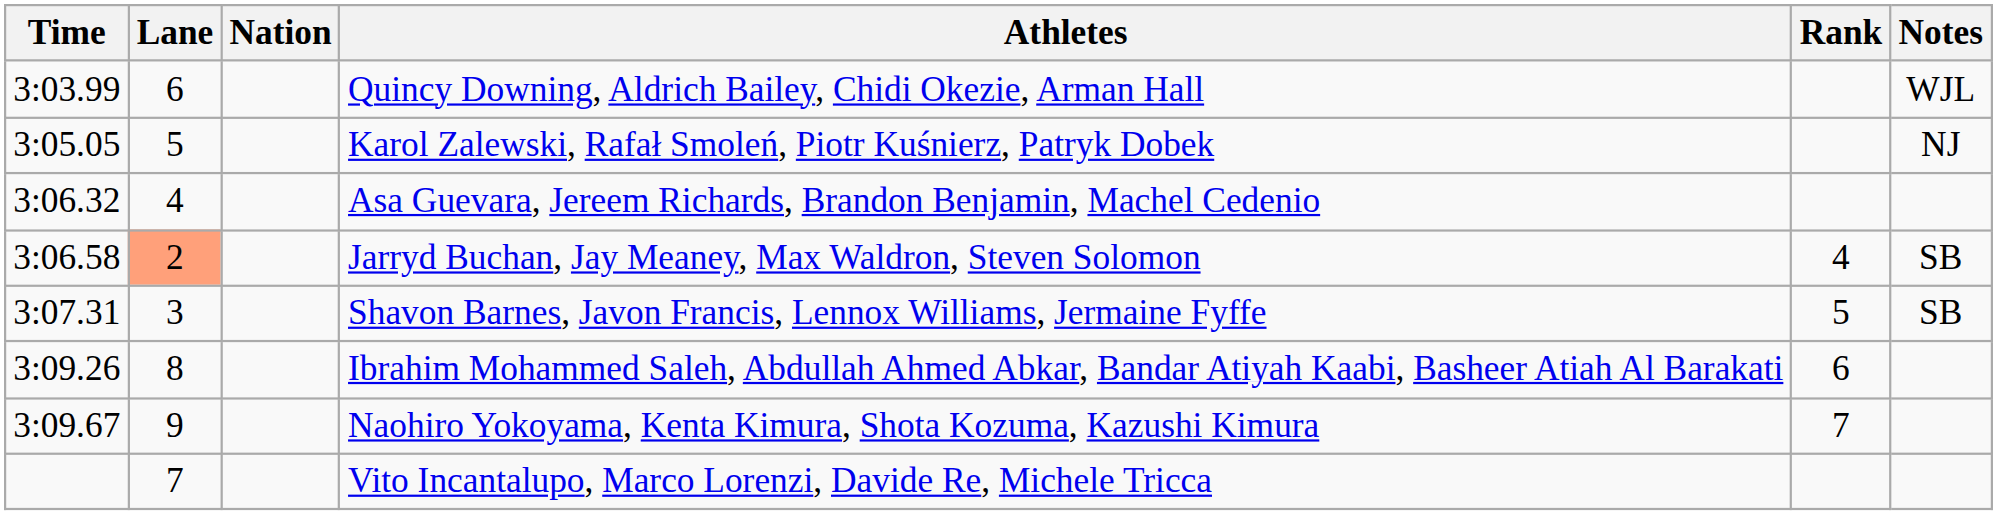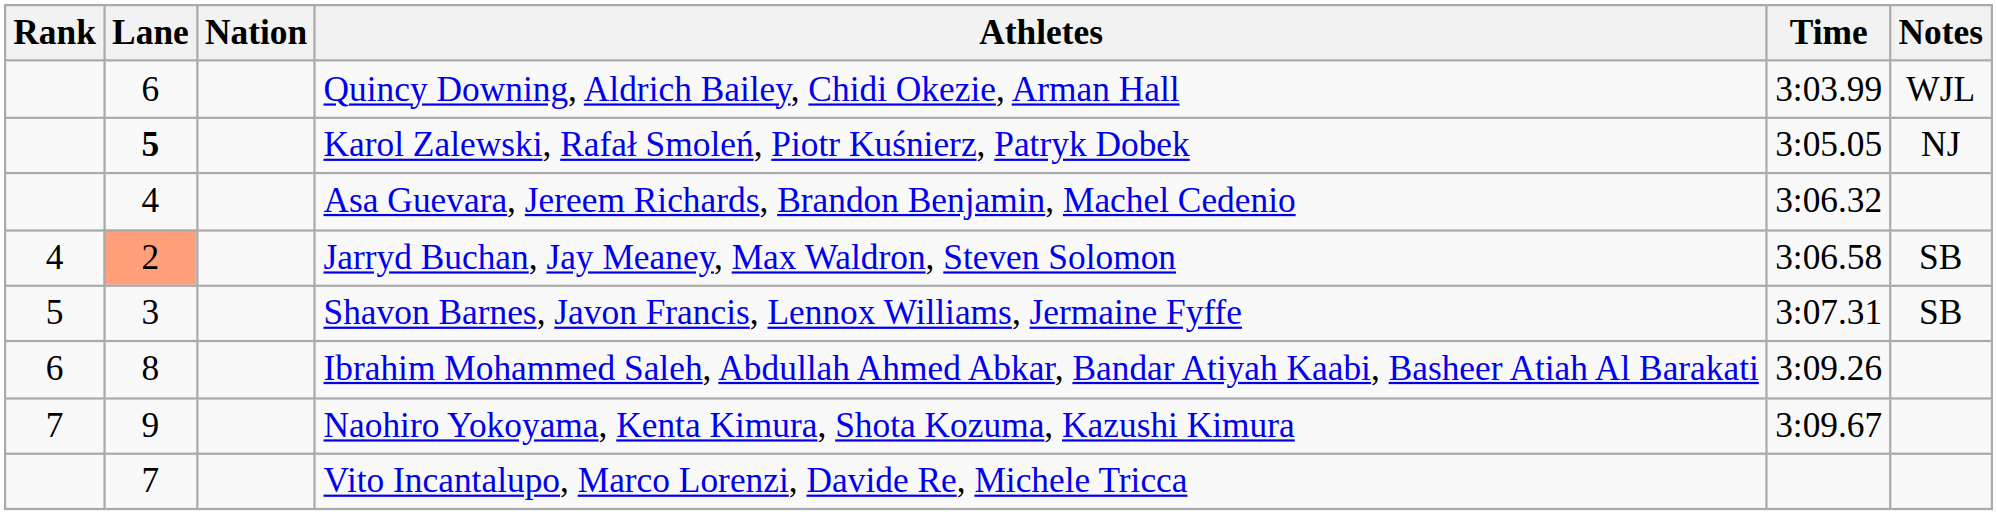columns swapped: (1841, 32) <-> (67, 32)
(175, 144) normal -> (150, 144) bold
